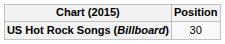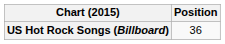(196, 30) 30 -> (196, 30) 36
